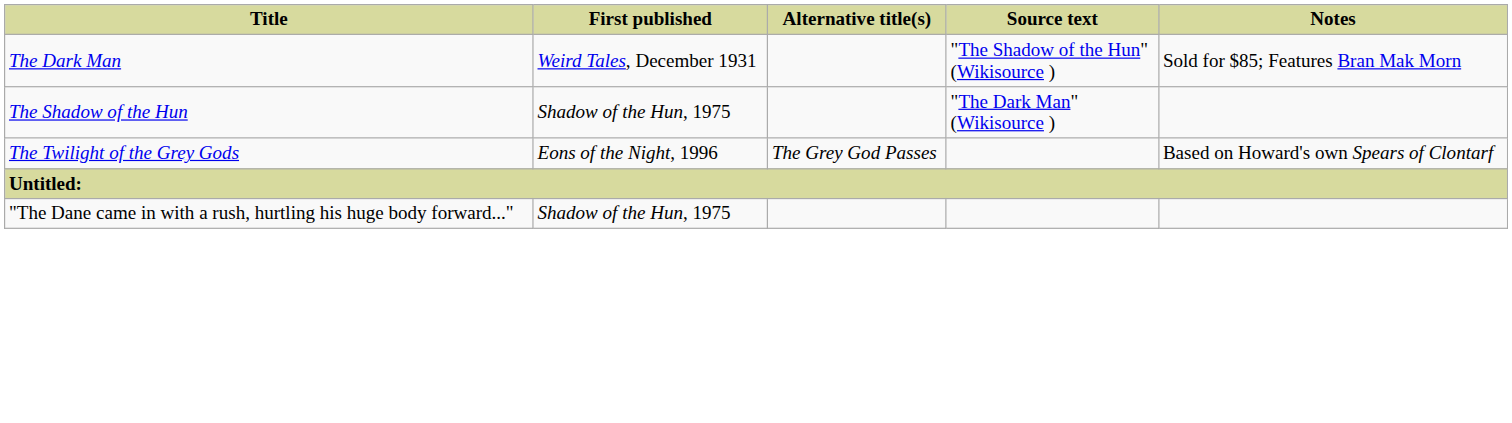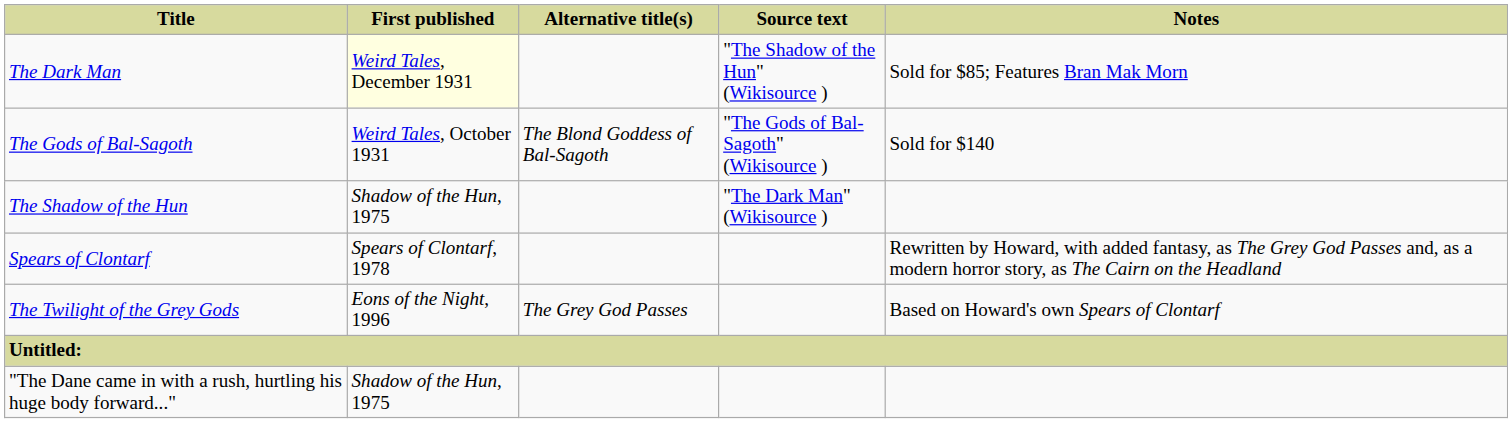(647, 60) no background -> (412, 71) lightyellow background
+ row: (101, 144)
+ row: (79, 258)
